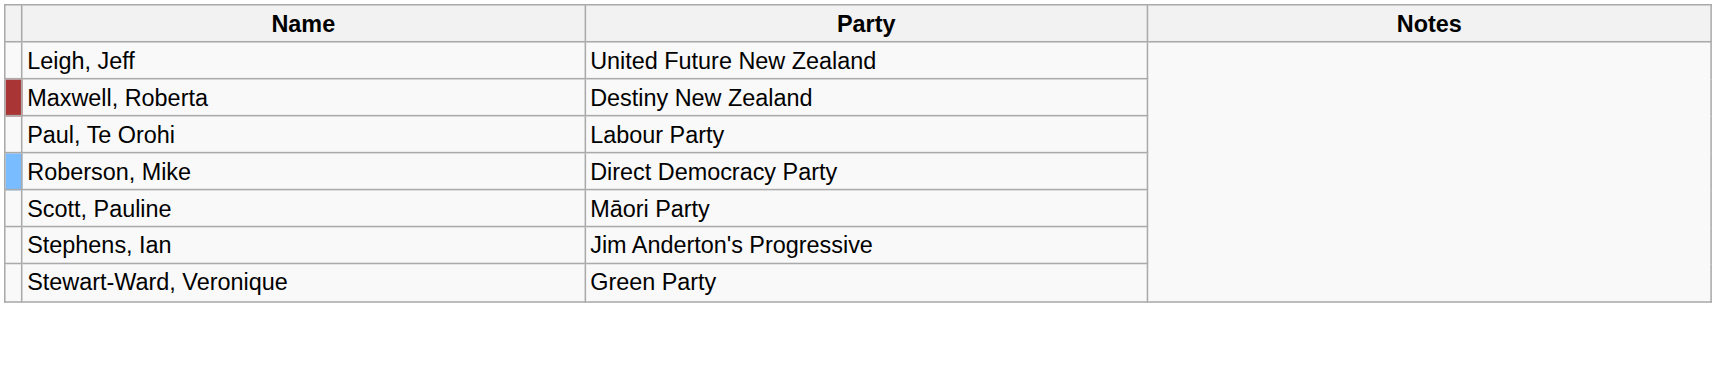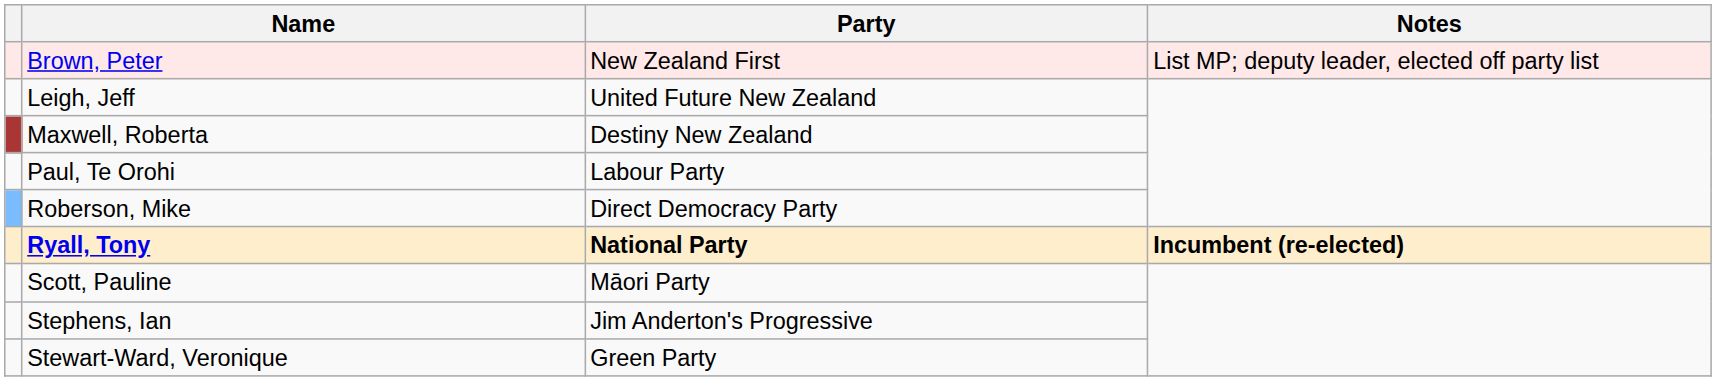+ row: (95, 61)
+ row: (89, 246)
